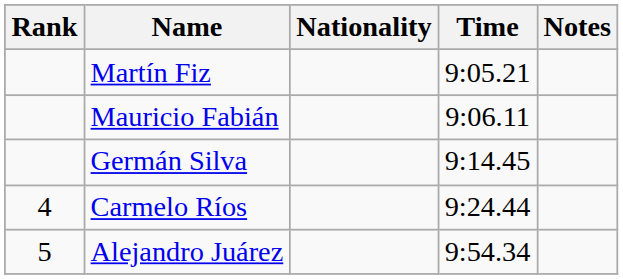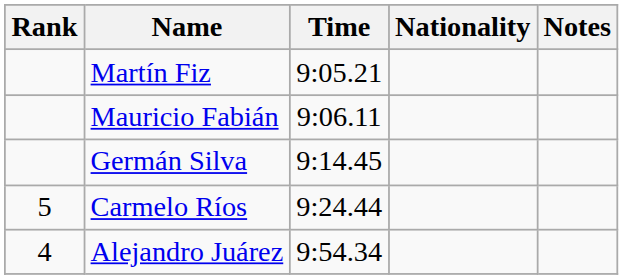columns swapped: (364, 26) <-> (488, 26)
(44, 206) 4 -> (44, 206) 5
(44, 251) 5 -> (44, 251) 4
